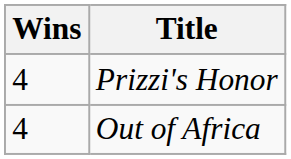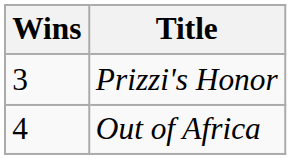(20, 79) 4 -> (20, 79) 3
